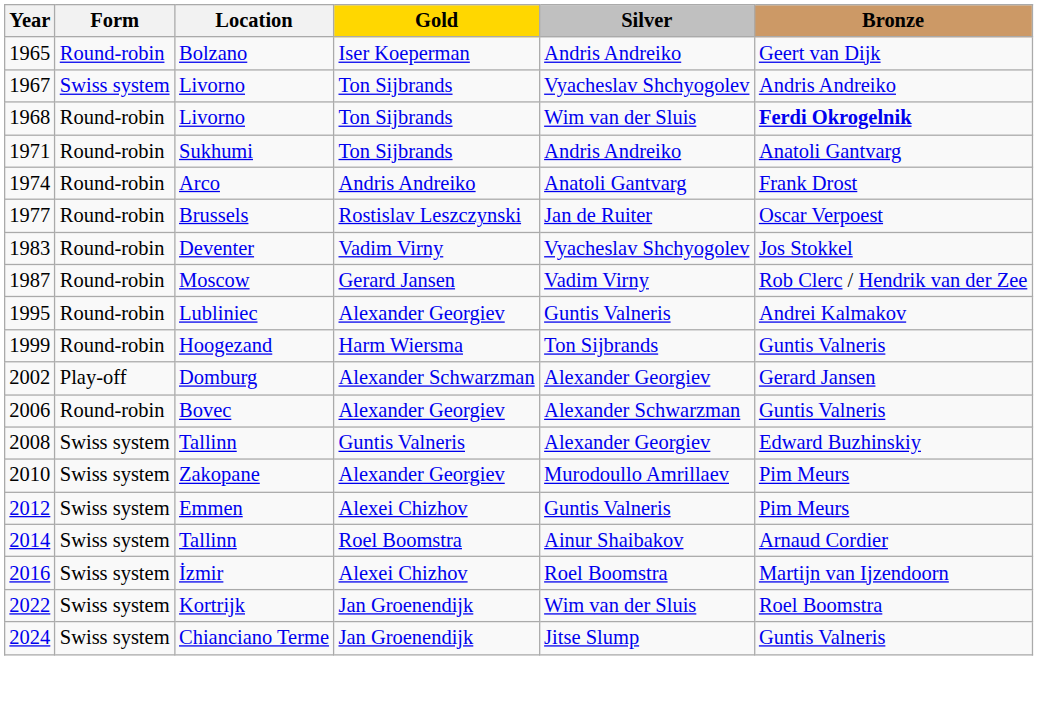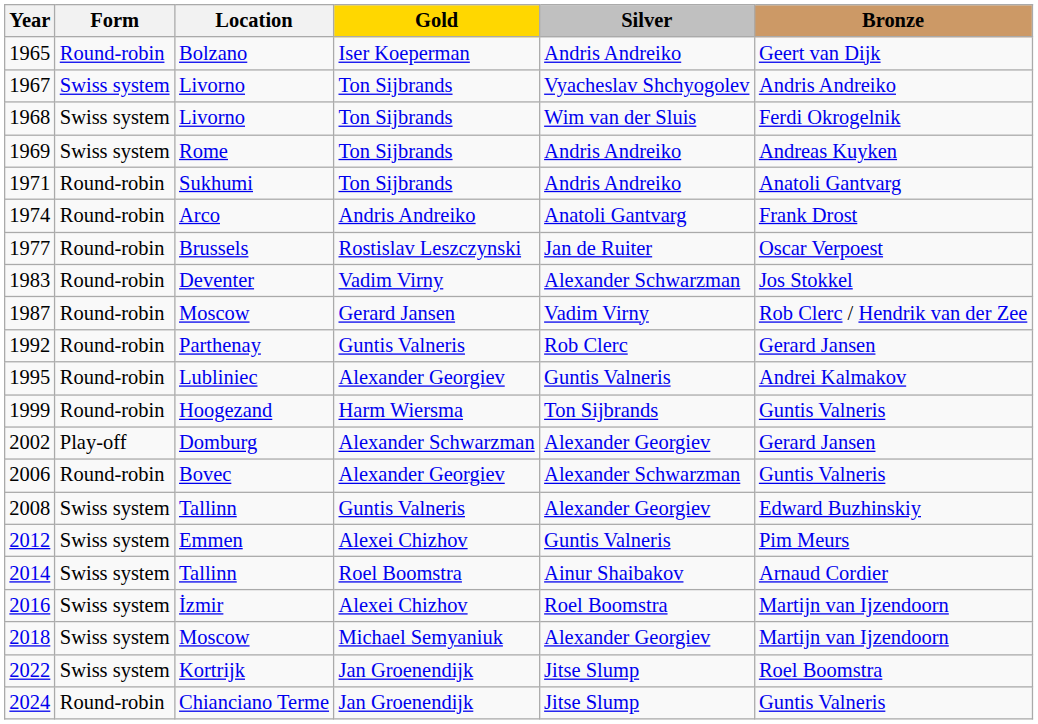(112, 118) Round-robin -> (115, 118) Swiss system
(835, 118) bold -> (830, 118) normal
+ row: (30, 150)
(647, 248) Vyacheslav Shchyogolev -> (642, 280) Alexander Schwarzman
+ row: (30, 345)
- row: (30, 475)
+ row: (30, 637)
(620, 605) Wim van der Sluis -> (592, 670) Jitse Slump
(115, 637) Swiss system -> (112, 702) Round-robin
